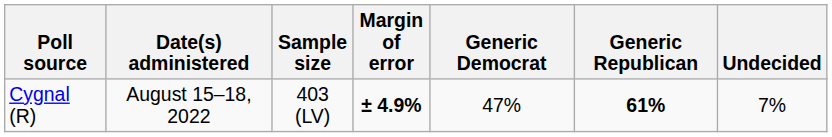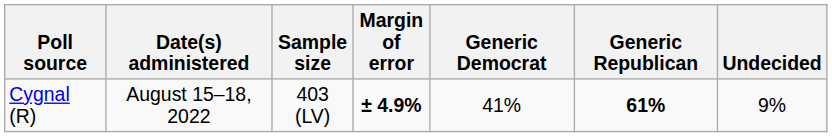(502, 105) 47% -> (502, 105) 41%
(772, 105) 7% -> (772, 105) 9%
